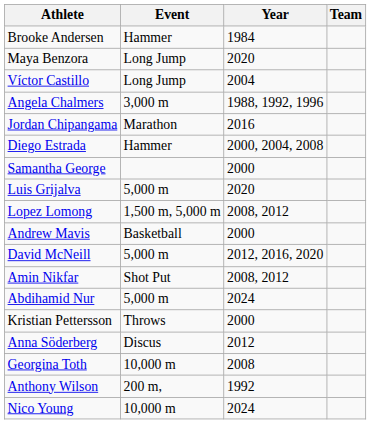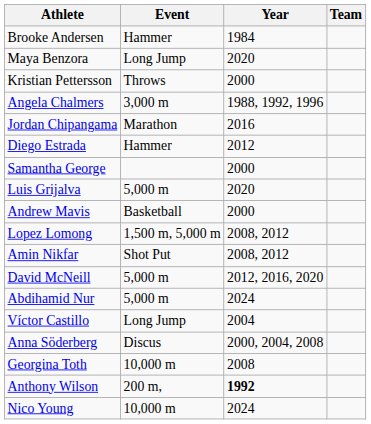rows swapped: (48, 80) <-> (60, 320)
(275, 146) 2000, 2004, 2008 -> (241, 146) 2012
rows swapped: (50, 211) <-> (49, 233)
rows swapped: (49, 255) <-> (43, 277)
(241, 342) 2012 -> (275, 342) 2000, 2004, 2008
(241, 386) normal -> (241, 386) bold
